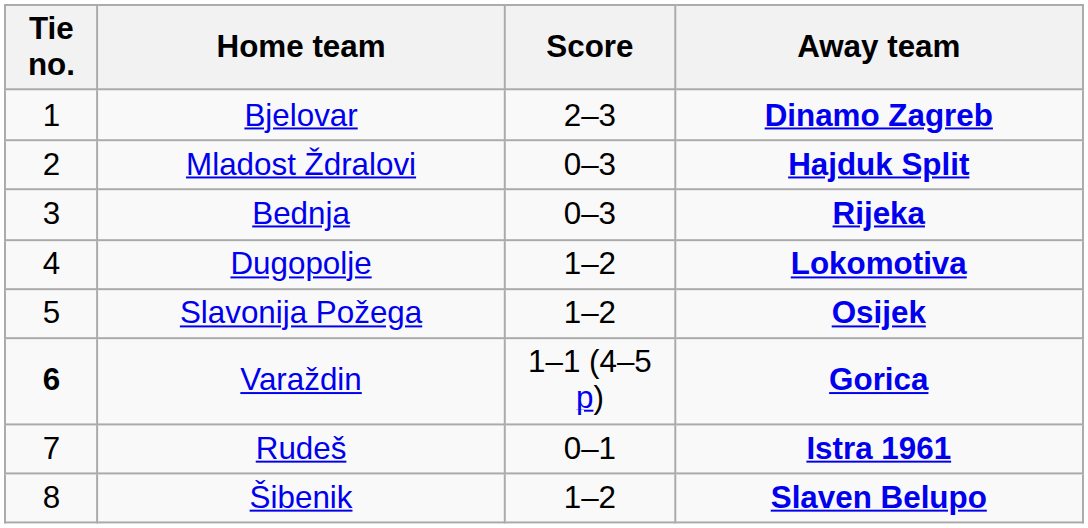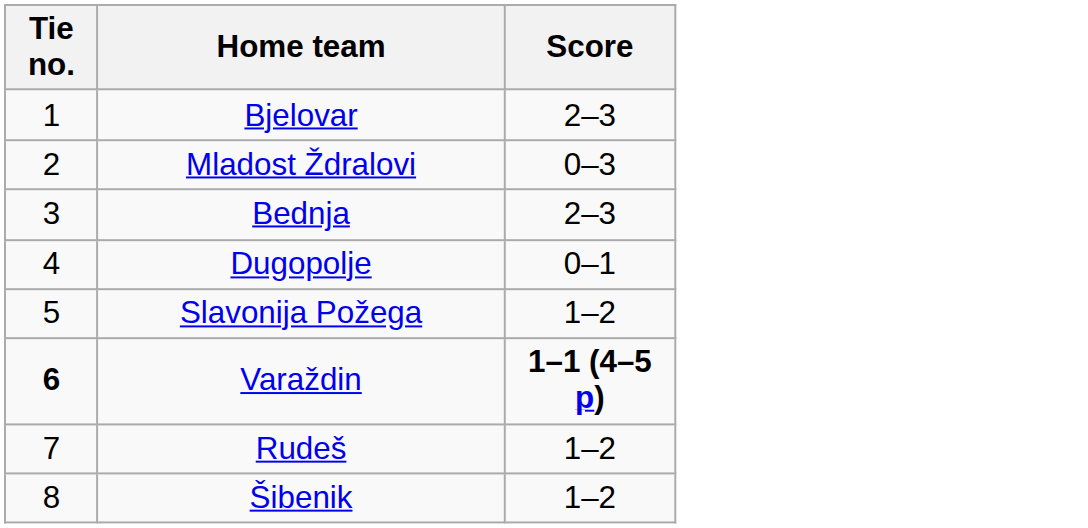- column: (879, 47)
(590, 213) 0–3 -> (590, 213) 2–3
(590, 263) 1–2 -> (590, 263) 0–1
(590, 380) normal -> (590, 380) bold
(590, 448) 0–1 -> (590, 448) 1–2
